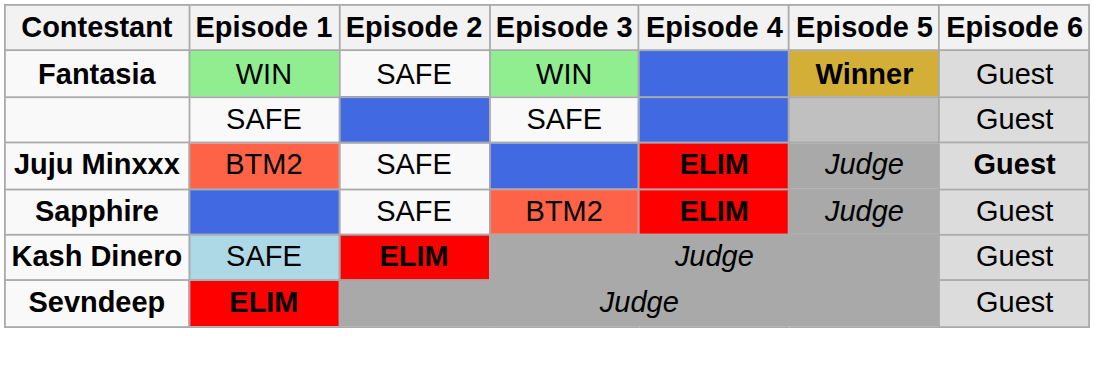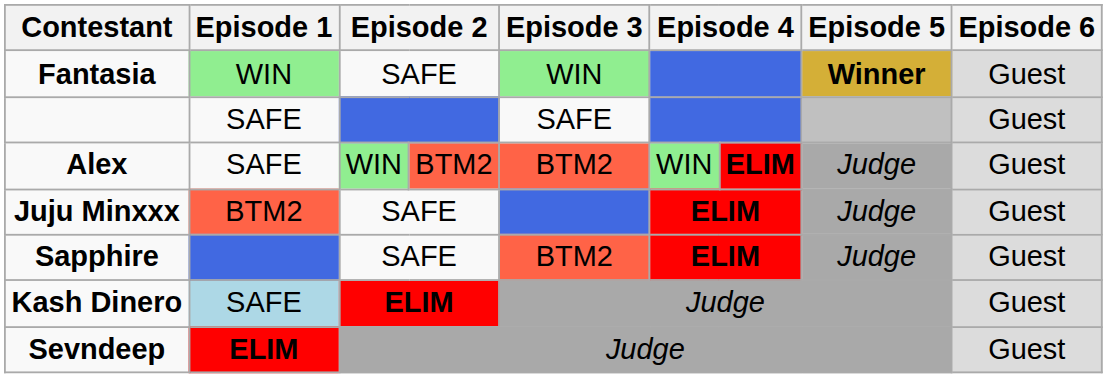+ row: (97, 165)
(1015, 165) bold -> (1027, 211) normal
